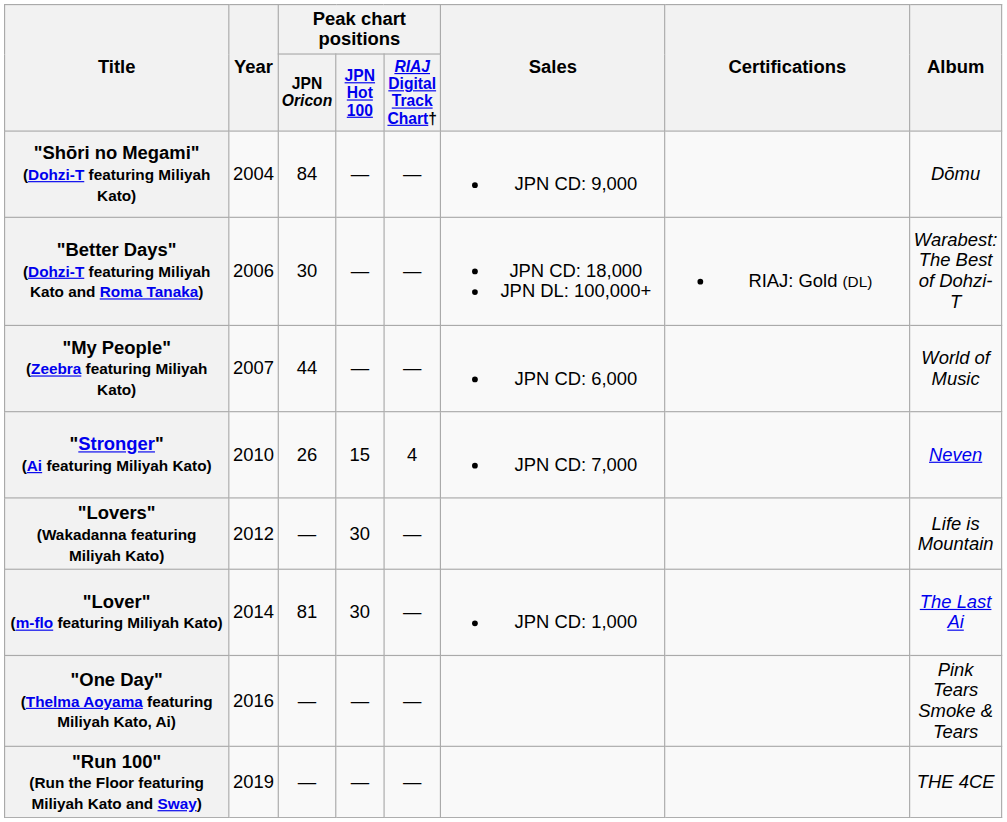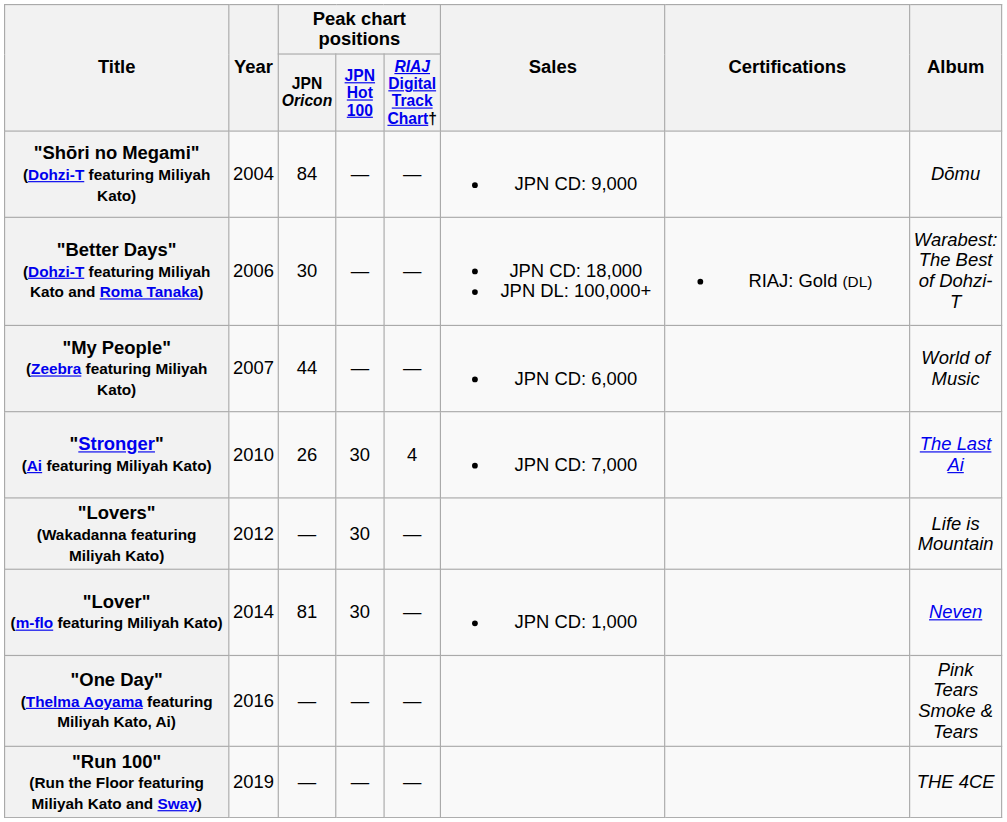(360, 454) 15 -> (360, 454) 30
(956, 454) Neven -> (956, 454) The Last Ai
(956, 612) The Last Ai -> (956, 612) Neven
